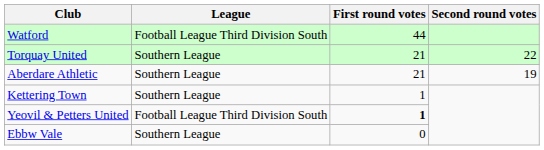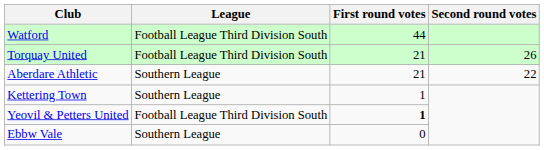(177, 54) Southern League -> (231, 54) Football League Third Division South
(530, 54) 22 -> (530, 54) 26
(530, 74) 19 -> (530, 74) 22
